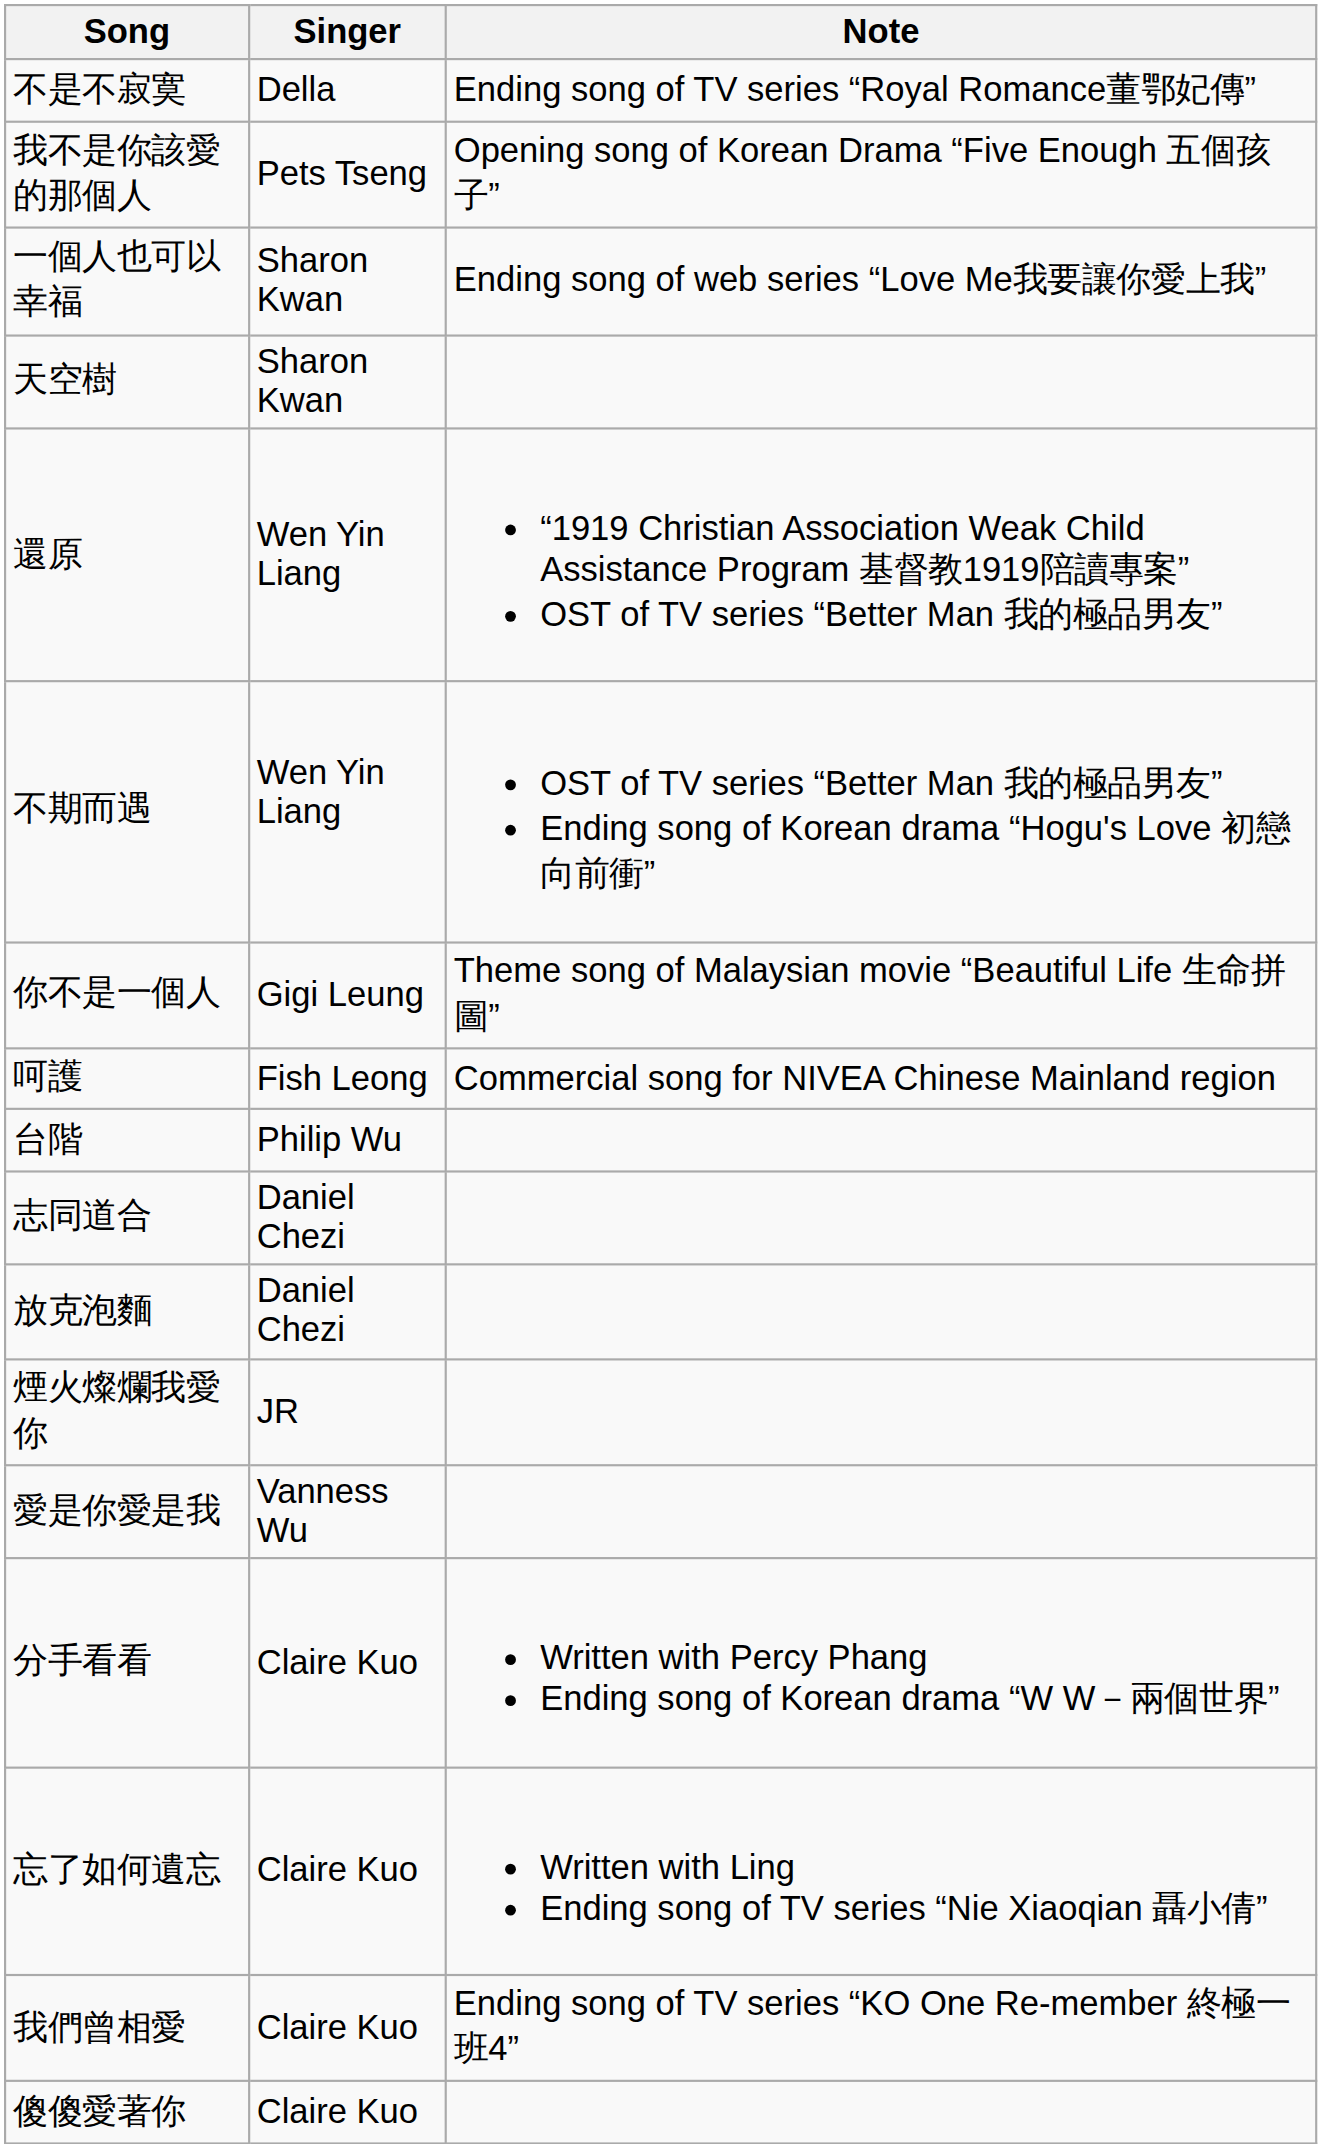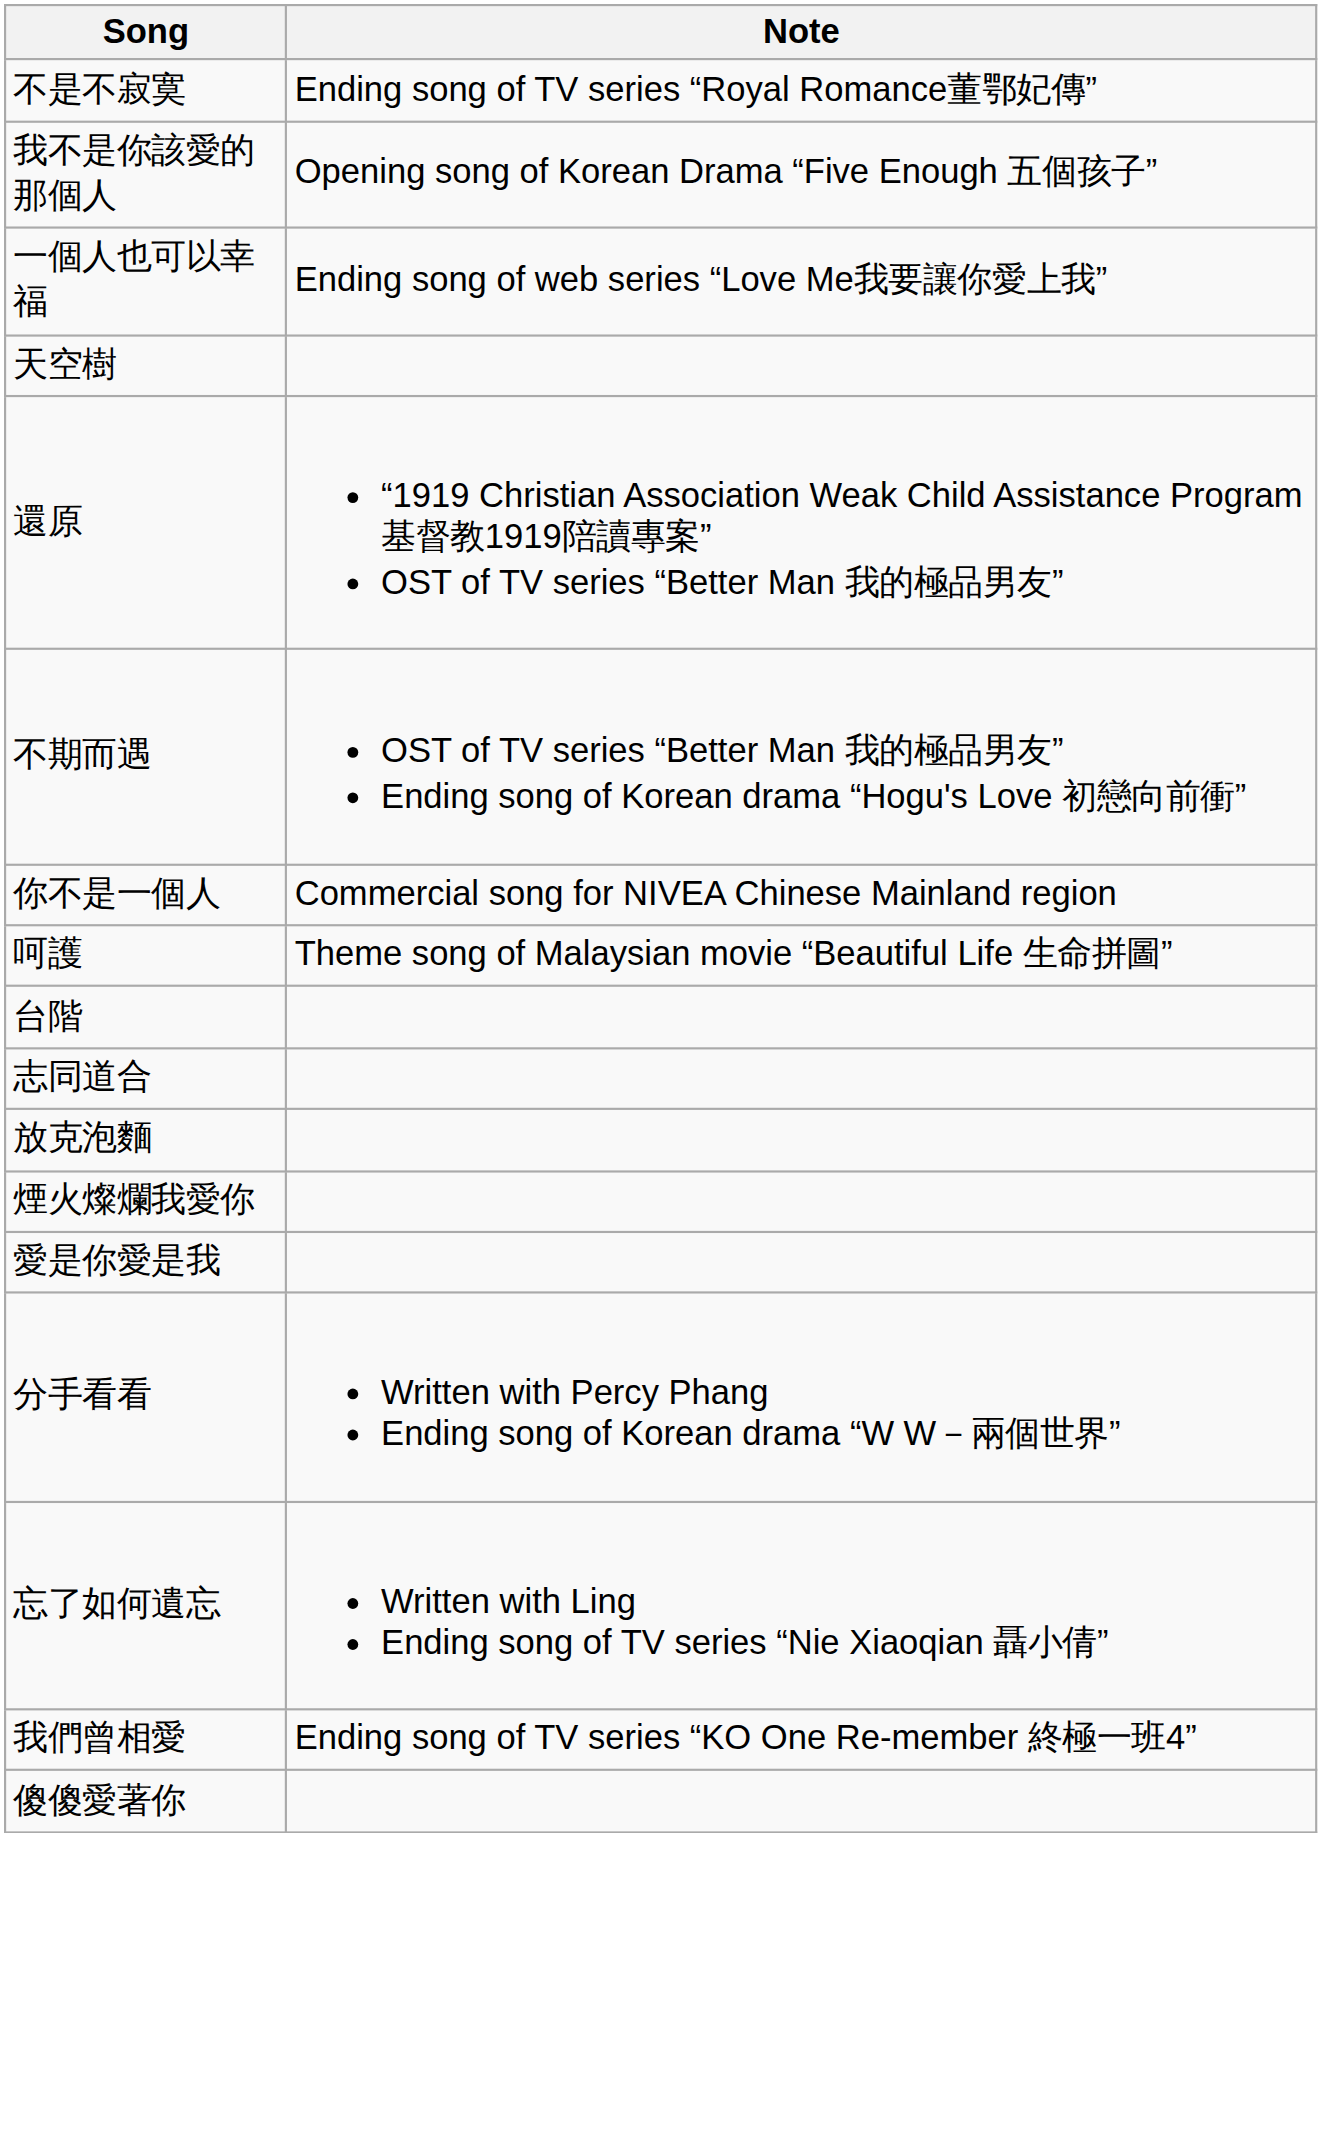- column: (347, 31)
(870, 993) Theme song of Malaysian movie “Beautiful Life 生命拼圖” -> (706, 894) Commercial song for NIVEA Chinese Mainland region
(865, 1078) Commercial song for NIVEA Chinese Mainland region -> (734, 954) Theme song of Malaysian movie “Beautiful Life 生命拼圖”
